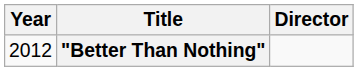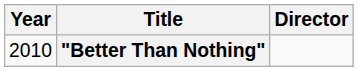(31, 50) 2012 -> (31, 50) 2010
